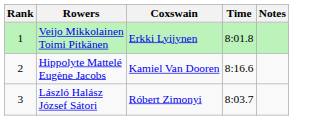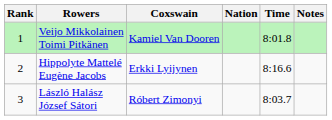+ column: (241, 13)
(163, 37) Erkki Lyijynen -> (174, 37) Kamiel Van Dooren
(174, 68) Kamiel Van Dooren -> (163, 68) Erkki Lyijynen
